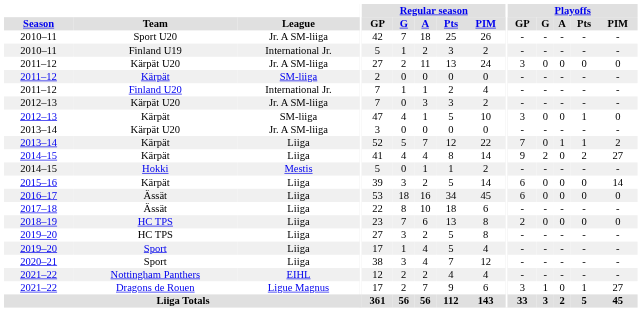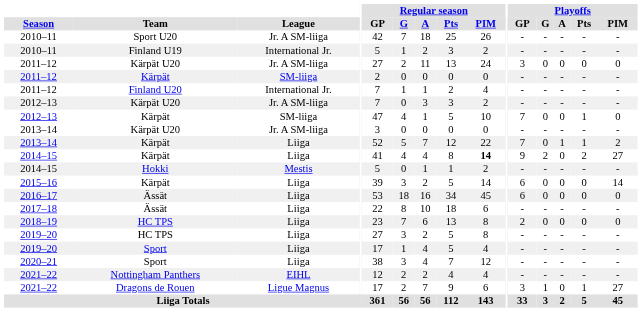(522, 116) 3 -> (522, 116) 7
(486, 155) normal -> (486, 155) bold
